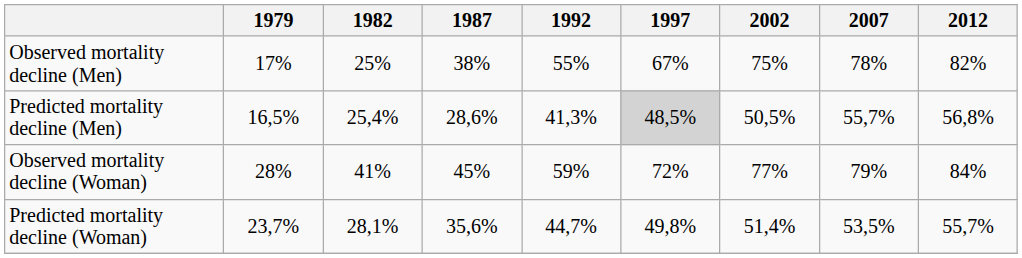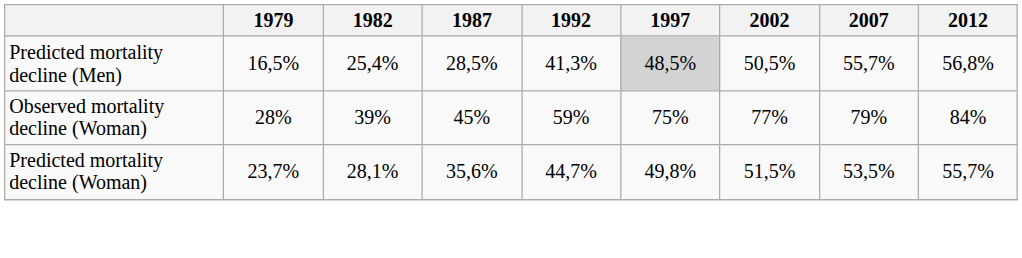- row: (87, 63)
(472, 117) 28,6% -> (472, 63) 28,5%
(373, 171) 41% -> (373, 117) 39%
(670, 171) 72% -> (670, 117) 75%
(770, 225) 51,4% -> (770, 171) 51,5%
